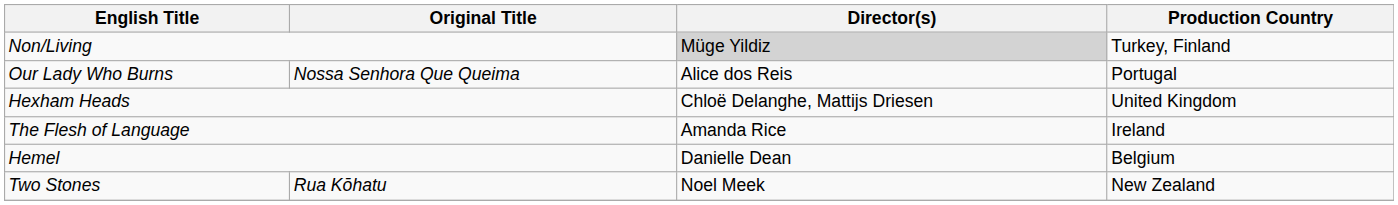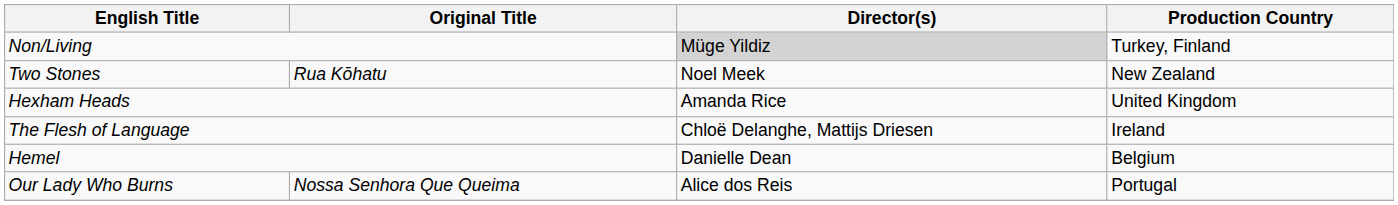rows swapped: (54, 185) <-> (91, 74)
(807, 102) Chloë Delanghe, Mattijs Driesen -> (733, 102) Amanda Rice
(733, 130) Amanda Rice -> (807, 130) Chloë Delanghe, Mattijs Driesen
